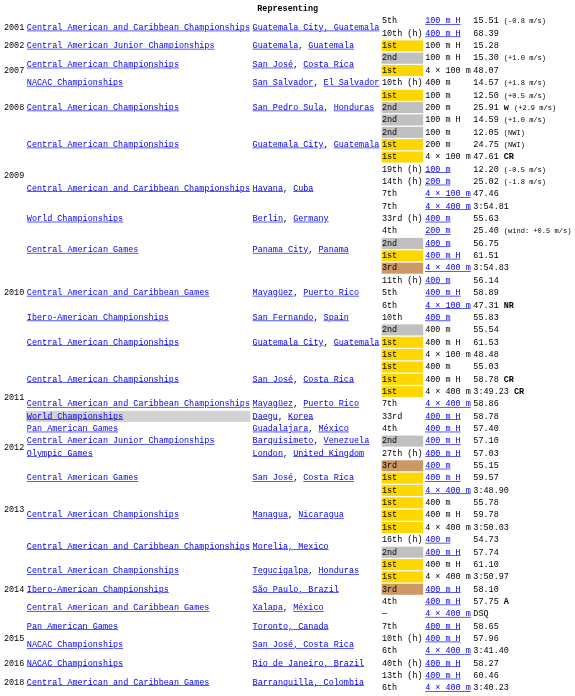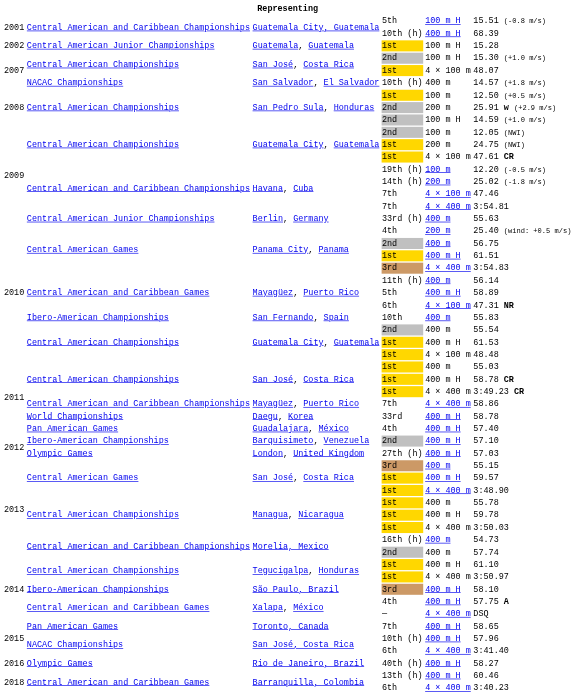(75, 219) World Championships -> (121, 219) Central American Junior Championships
(75, 416) lightgrey background -> (75, 416) no background
(121, 441) Central American Junior Championships -> (98, 441) Ibero-American Championships
(443, 552) 400 m H -> (438, 552) 400 m
(75, 663) NACAC Championships -> (60, 663) Olympic Games
